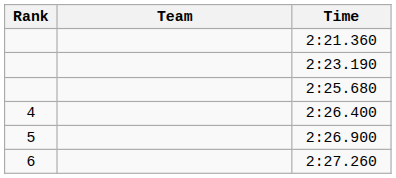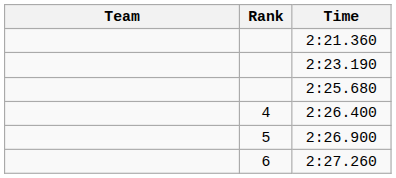columns swapped: (31, 17) <-> (175, 17)
